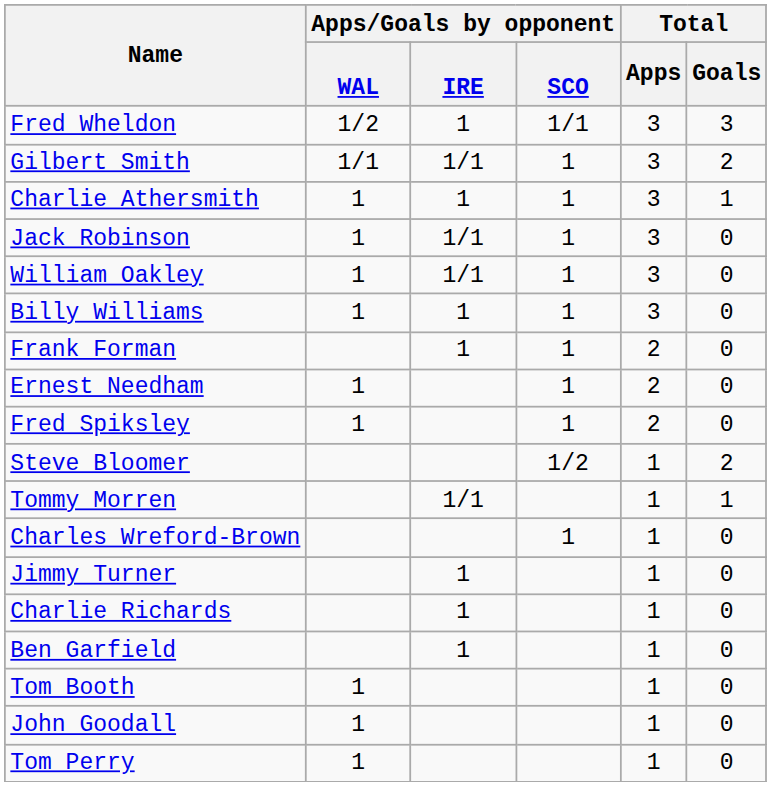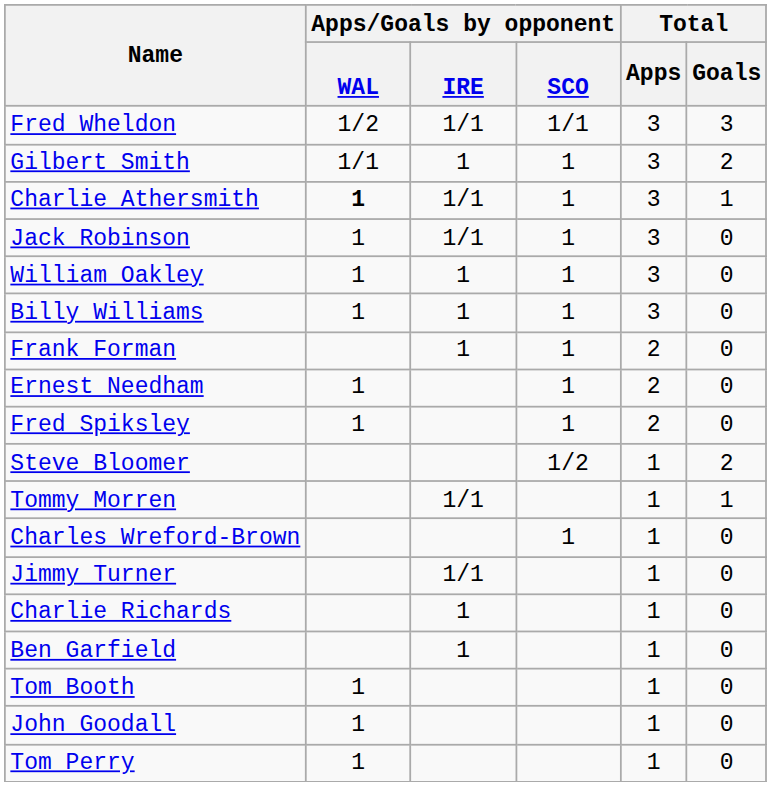(463, 125) 1 -> (463, 125) 1/1
(463, 163) 1/1 -> (463, 163) 1
(358, 200) normal -> (358, 200) bold
(463, 200) 1 -> (463, 200) 1/1
(463, 275) 1/1 -> (463, 275) 1
(463, 575) 1 -> (463, 575) 1/1
